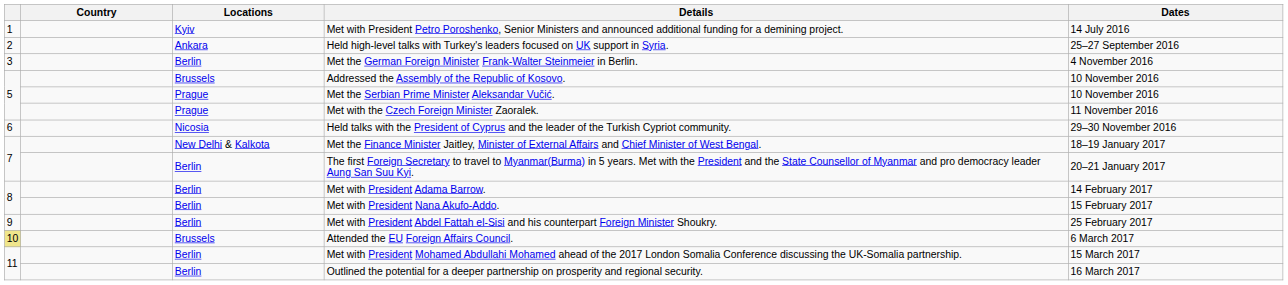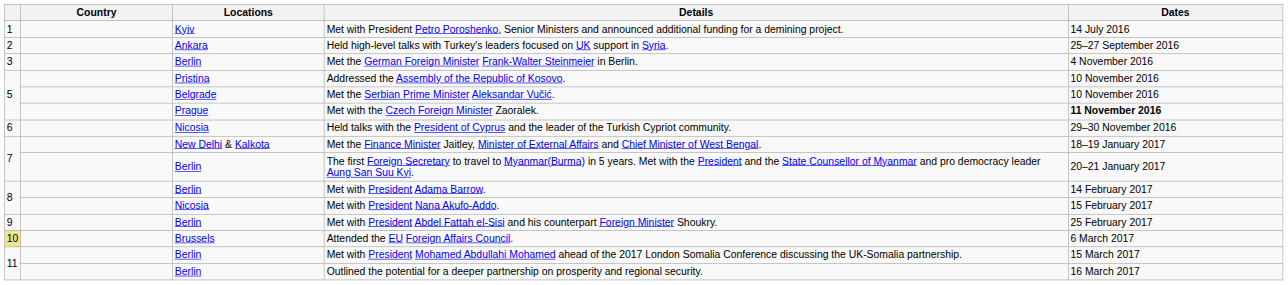(195, 78) Brussels -> (192, 78) Pristina
(192, 95) Prague -> (196, 95) Belgrade
(1114, 111) normal -> (1116, 111) bold
(188, 205) Berlin -> (192, 205) Nicosia
